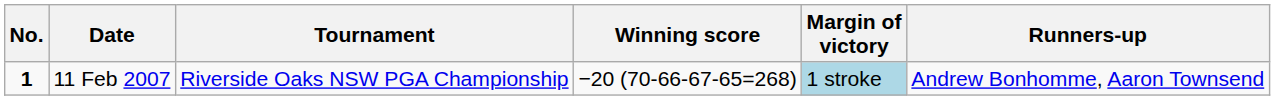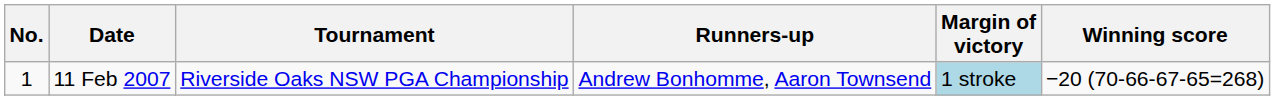columns swapped: (688, 33) <-> (1088, 33)
(27, 79) bold -> (27, 79) normal
